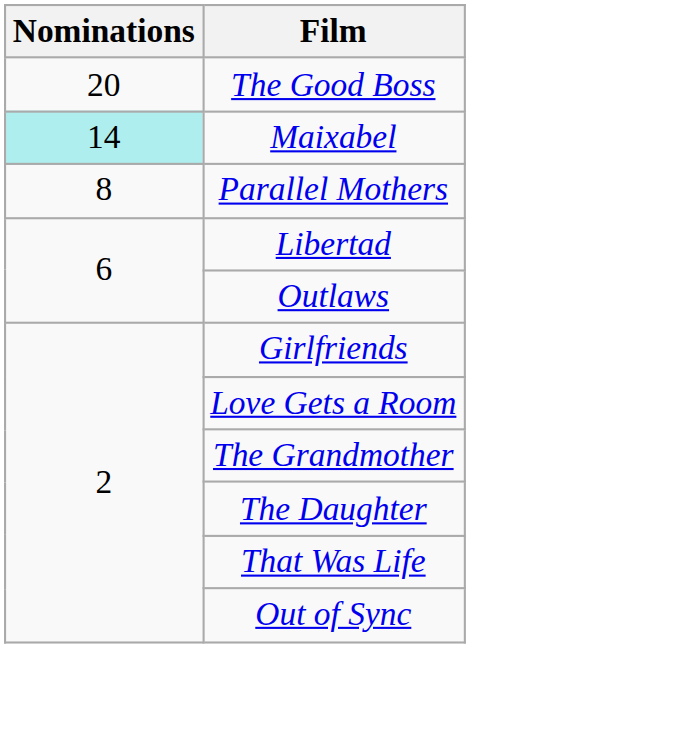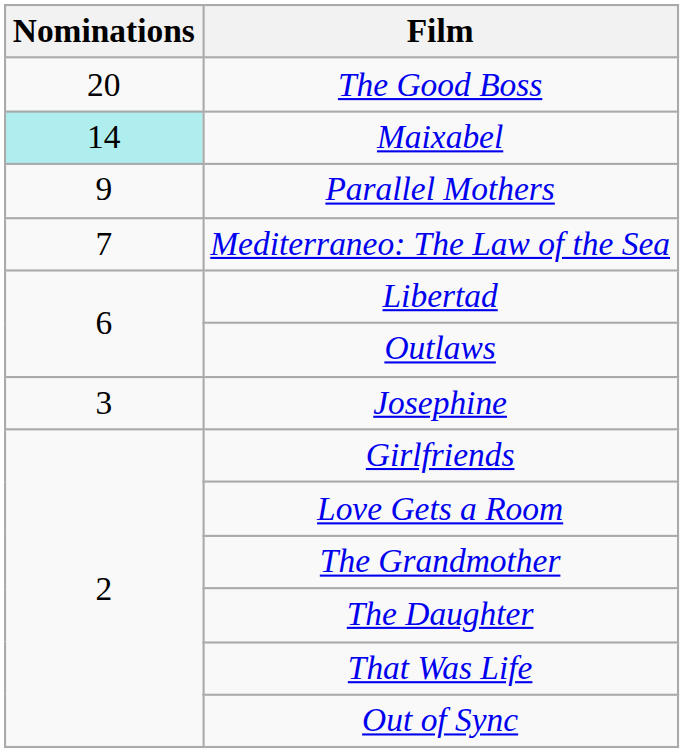(104, 190) 8 -> (104, 190) 9
+ row: (440, 243)
+ row: (440, 402)
